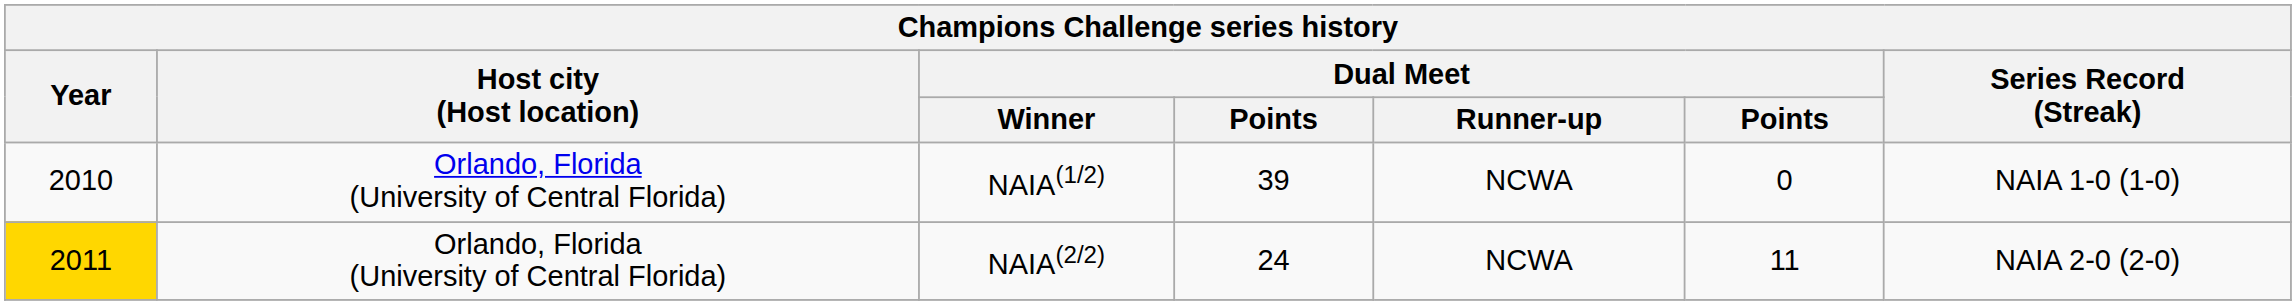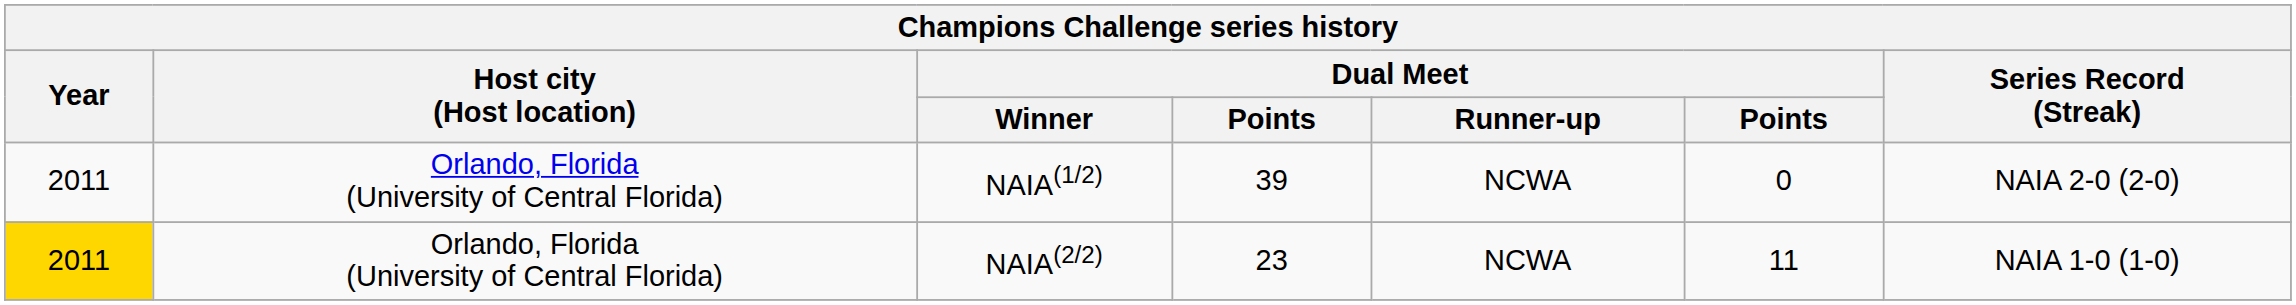(81, 181) 2010 -> (79, 181) 2011
(2088, 181) NAIA 1-0 (1-0) -> (2087, 181) NAIA 2-0 (2-0)
(1274, 260) 24 -> (1272, 260) 23
(2088, 260) NAIA 2-0 (2-0) -> (2087, 260) NAIA 1-0 (1-0)
